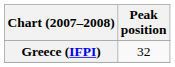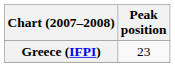(144, 51) 32 -> (144, 51) 23
